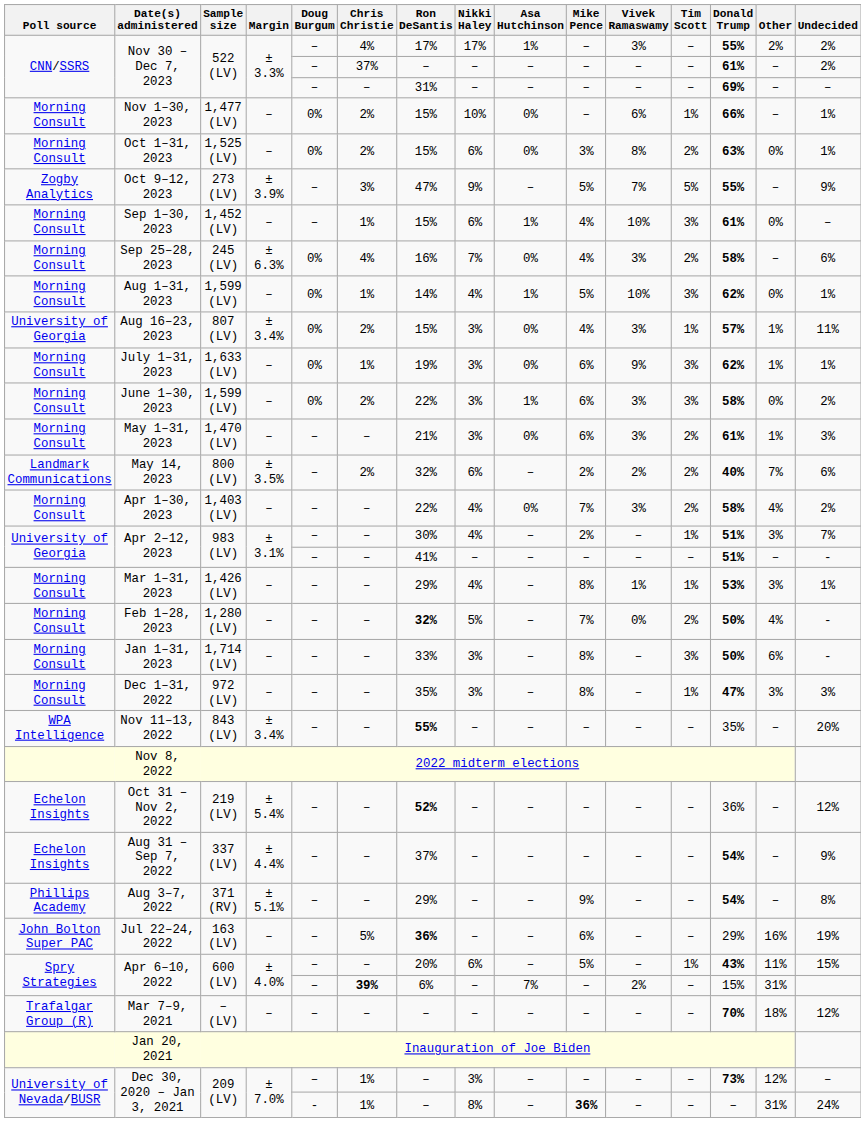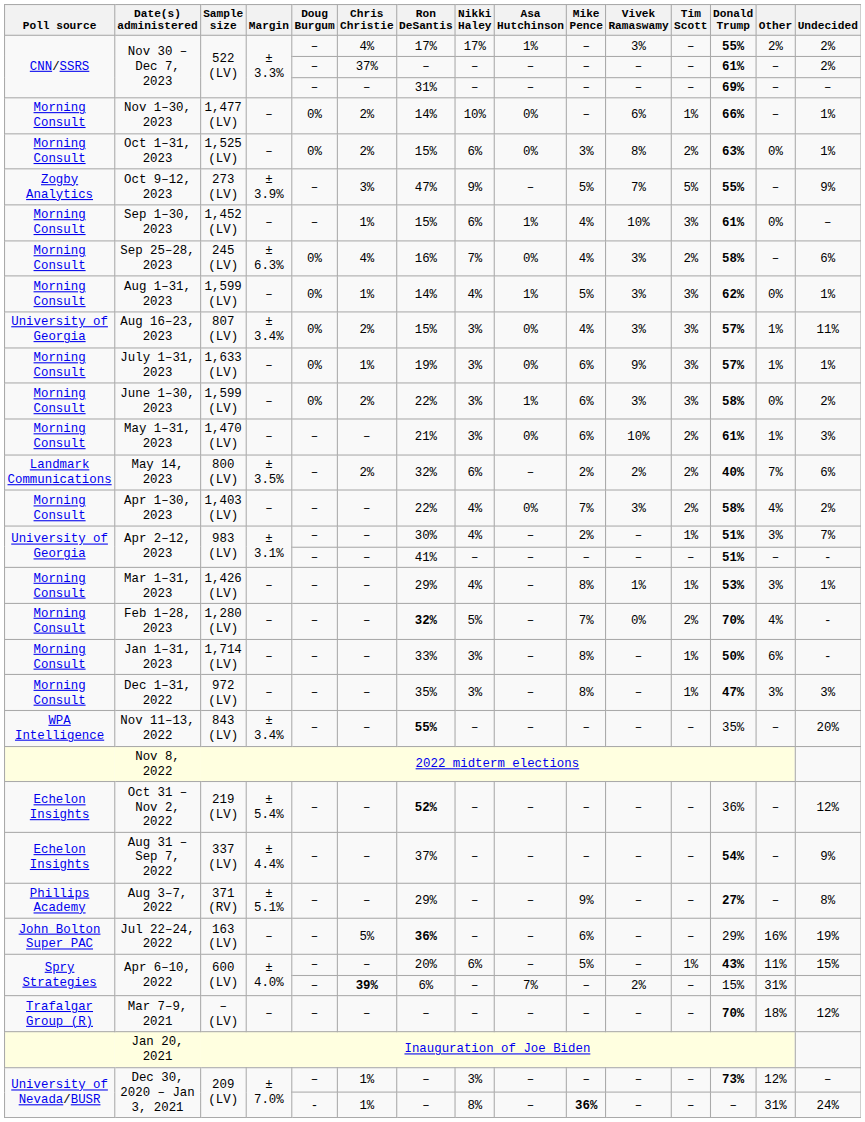(426, 116) 15% -> (426, 116) 14%
(639, 294) 10% -> (639, 294) 3%
(691, 330) 1% -> (691, 330) 3%
(733, 365) 62% -> (733, 365) 57%
(639, 437) 3% -> (639, 437) 10%
(733, 621) 50% -> (733, 621) 70%
(691, 657) 3% -> (691, 657) 1%
(733, 900) 54% -> (733, 900) 27%
